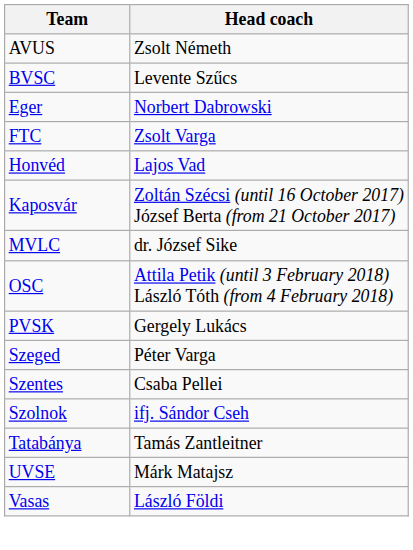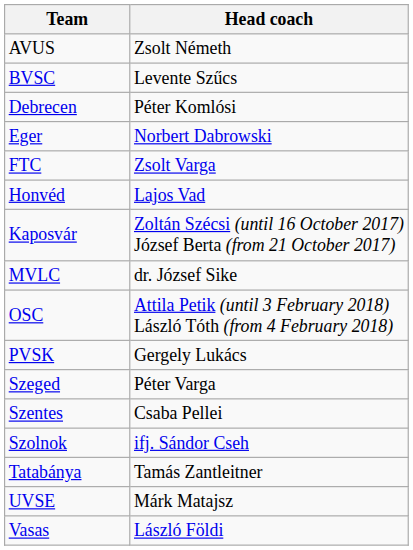+ row: (43, 107)
